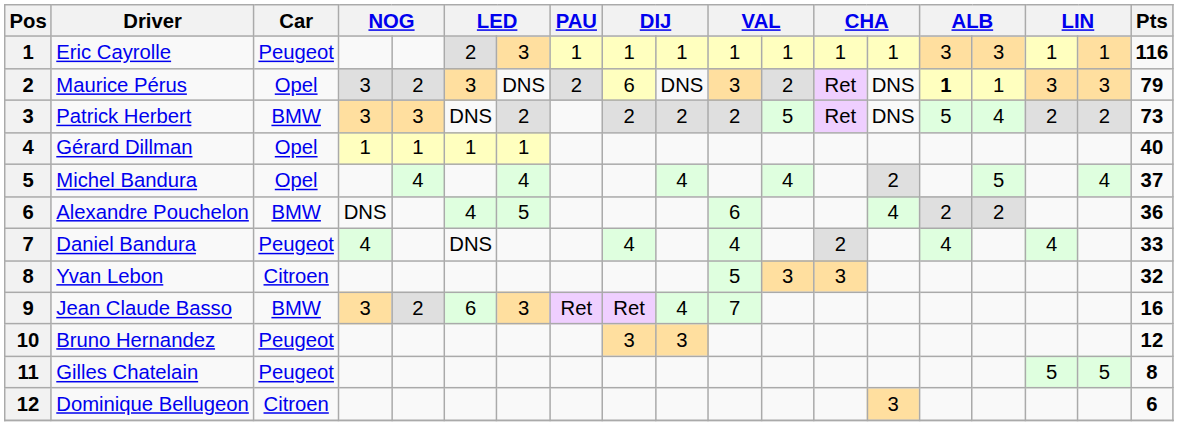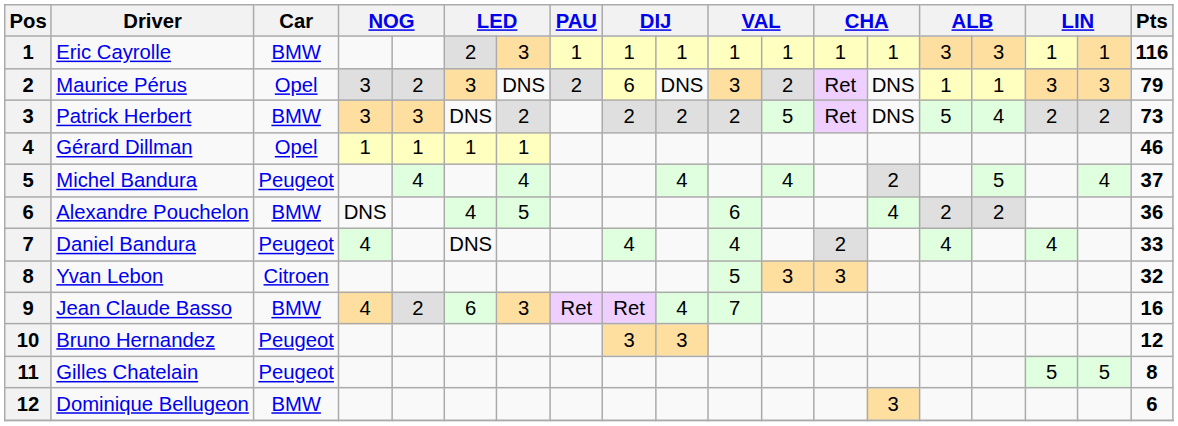(296, 52) Peugeot -> (296, 52) BMW
(946, 84) bold -> (946, 84) normal
(1152, 148) 40 -> (1152, 148) 46
(296, 180) Opel -> (296, 180) Peugeot
(365, 308) 3 -> (365, 308) 4
(296, 404) Citroen -> (296, 404) BMW
